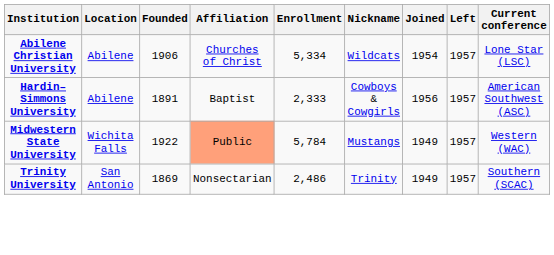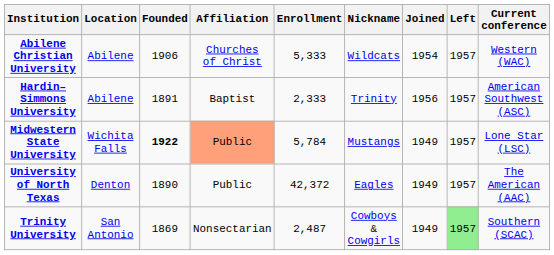(310, 56) 5,334 -> (310, 56) 5,333
(514, 56) Lone Star (LSC) -> (514, 56) Western (WAC)
(374, 99) Cowboys & Cowgirls -> (374, 99) Trinity
(165, 142) normal -> (165, 142) bold
(514, 142) Western (WAC) -> (514, 142) Lone Star (LSC)
+ row: (43, 185)
(310, 179) 2,486 -> (310, 228) 2,487
(374, 179) Trinity -> (374, 228) Cowboys & Cowgirls
(463, 179) no background -> (463, 228) lightgreen background
